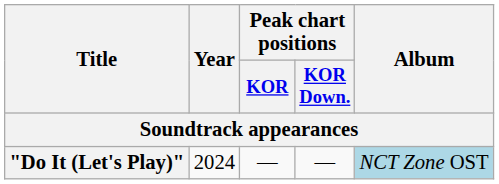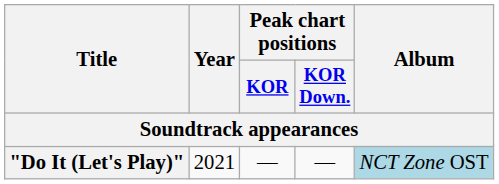(214, 162) 2024 -> (214, 162) 2021
